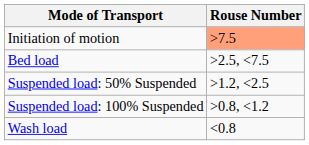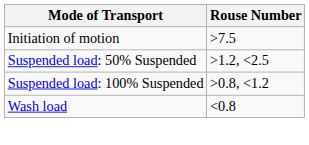(223, 38) lightsalmon background -> (223, 38) no background
- row: (33, 60)
